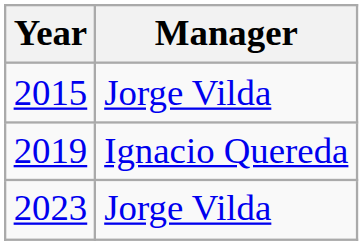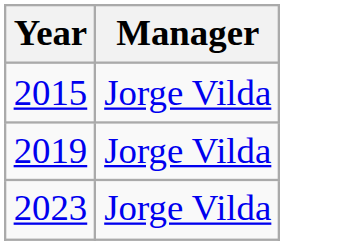(226, 150) Ignacio Quereda -> (188, 150) Jorge Vilda
